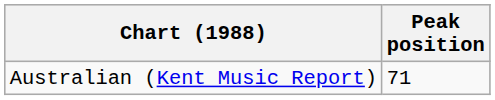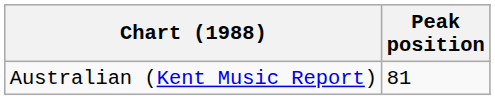(399, 78) 71 -> (399, 78) 81
